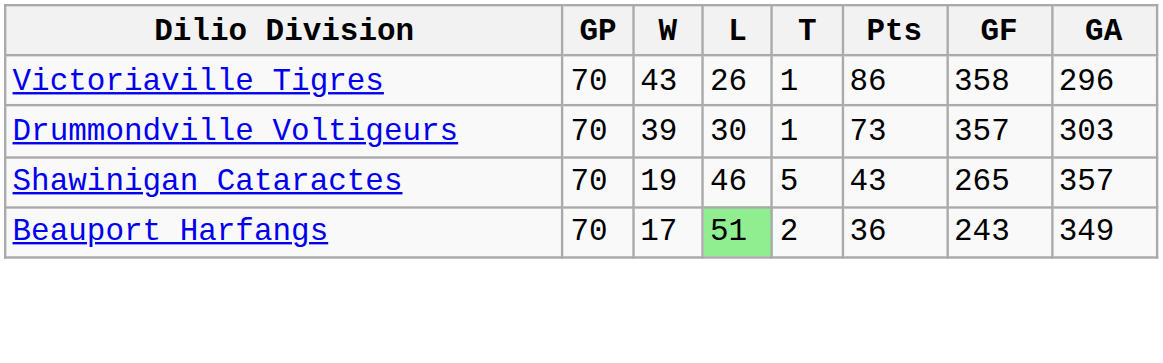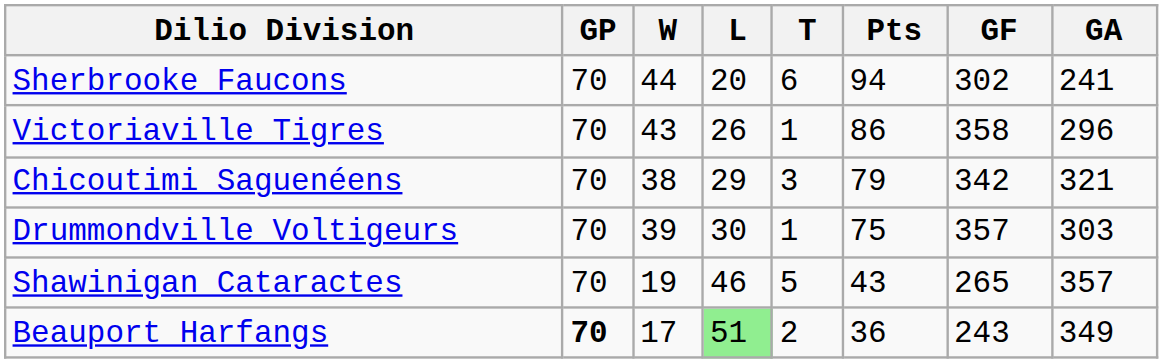+ row: (180, 81)
+ row: (208, 182)
(868, 131) 73 -> (868, 232) 75
(589, 232) normal -> (589, 333) bold
